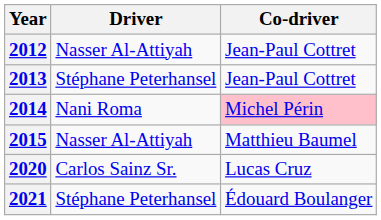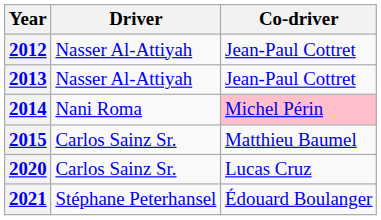(136, 79) Stéphane Peterhansel -> (124, 79) Nasser Al-Attiyah
(124, 139) Nasser Al-Attiyah -> (116, 139) Carlos Sainz Sr.
